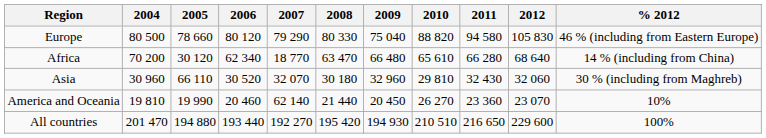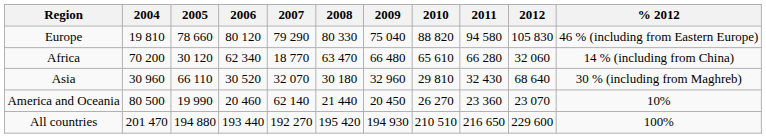(147, 36) 80 500 -> (147, 36) 19 810
(532, 58) 68 640 -> (532, 58) 32 060
(532, 79) 32 060 -> (532, 79) 68 640
(147, 101) 19 810 -> (147, 101) 80 500
